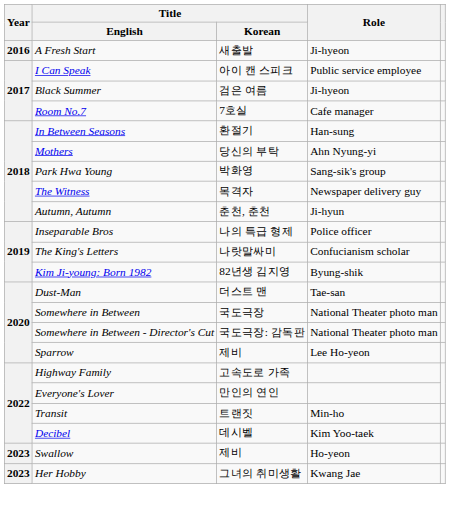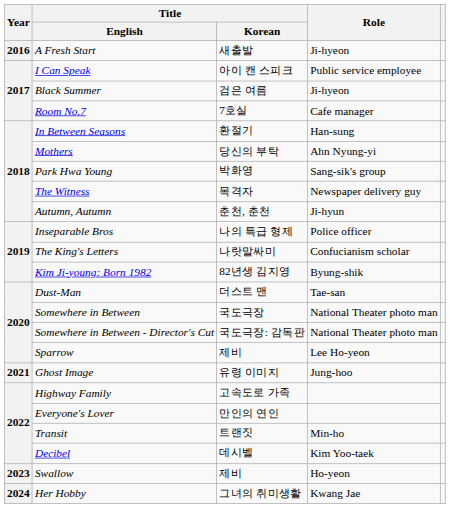+ row: (64, 372)
(18, 473) 2023 -> (18, 493) 2024
